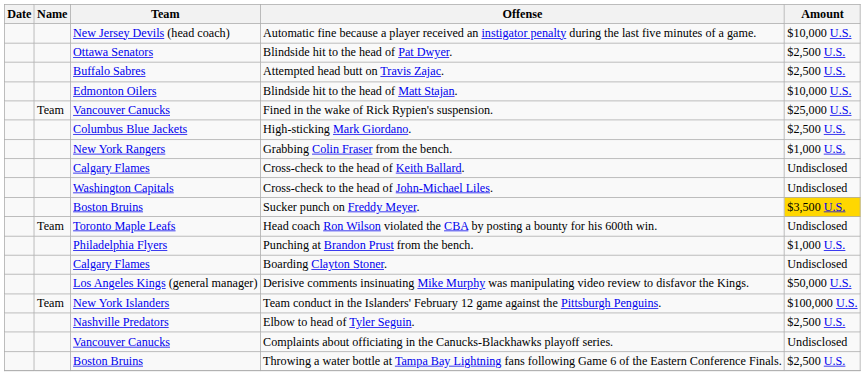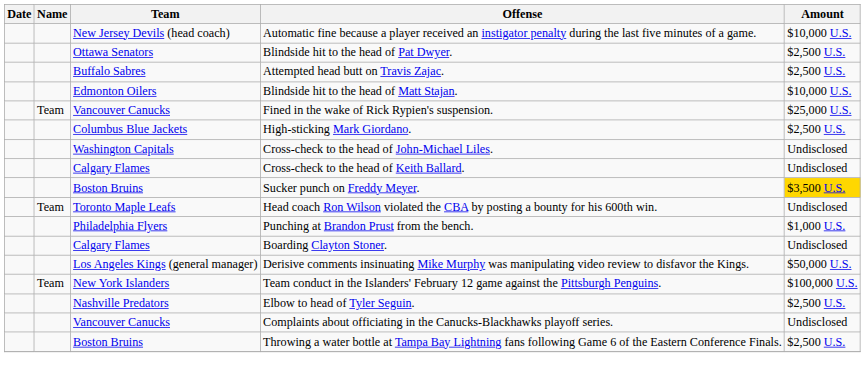- row: (358, 149)
rows swapped: (364, 168) <-> (378, 187)
